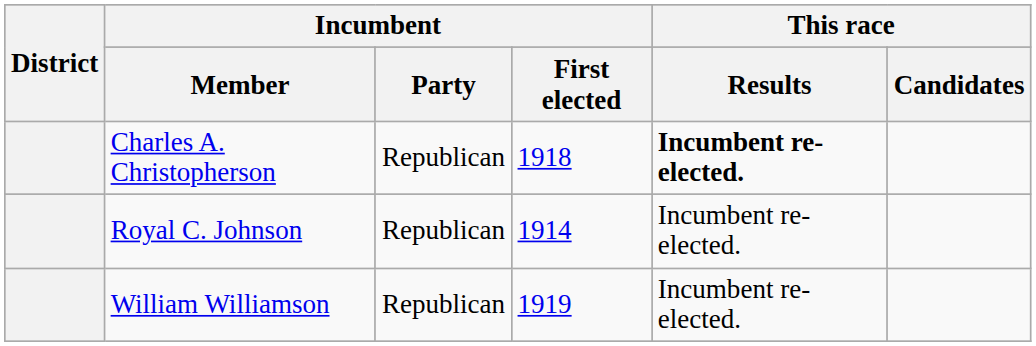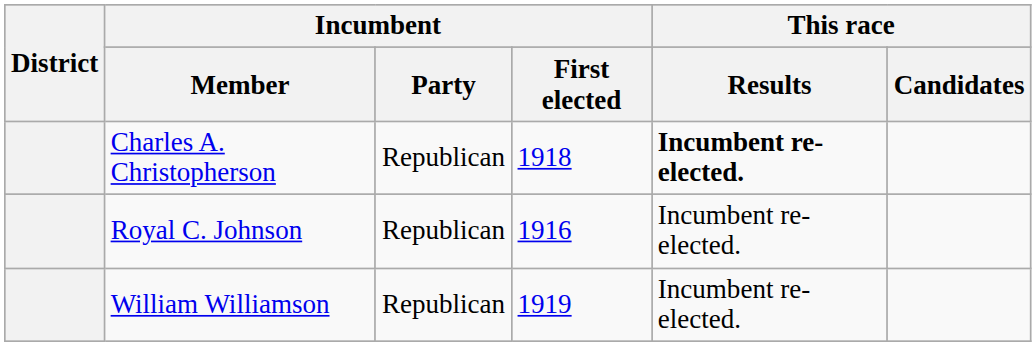(545, 230) 1914 -> (545, 230) 1916
